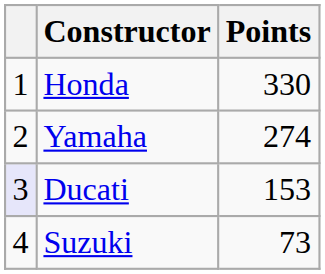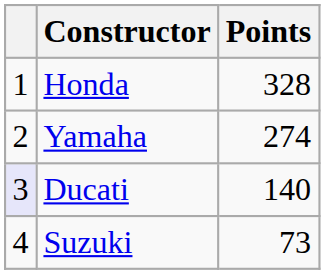(287, 84) 330 -> (287, 84) 328
(287, 189) 153 -> (287, 189) 140
